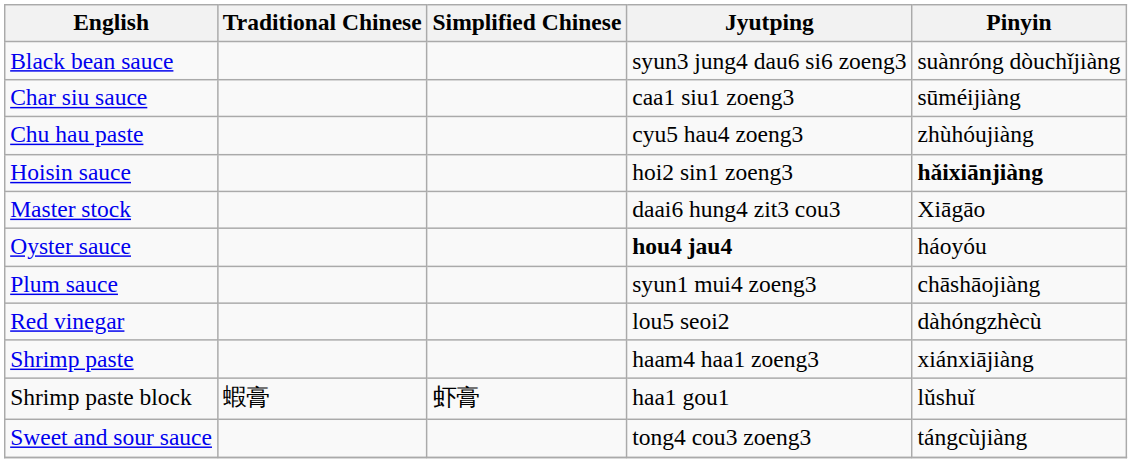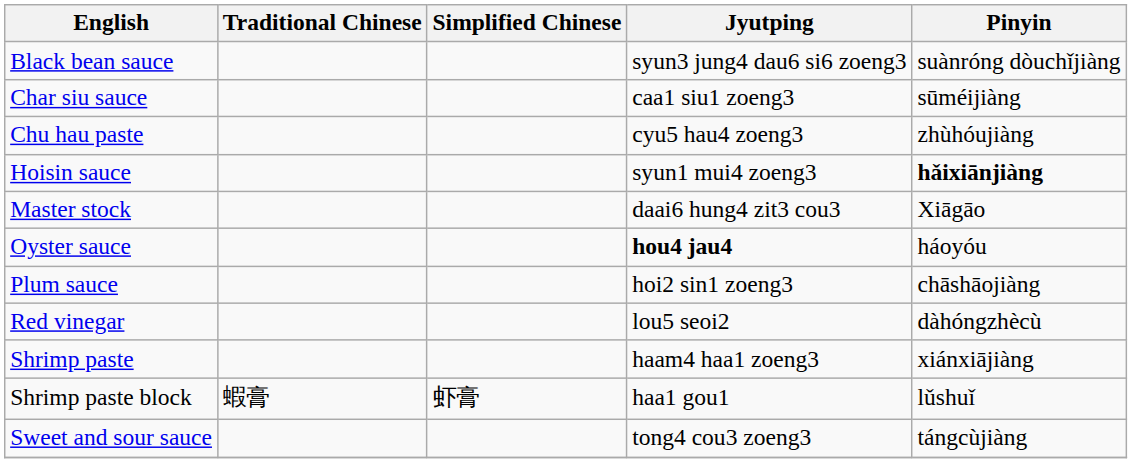(713, 172) hoi2 sin1 zoeng3 -> (724, 172) syun1 mui4 zoeng3
(724, 284) syun1 mui4 zoeng3 -> (713, 284) hoi2 sin1 zoeng3
